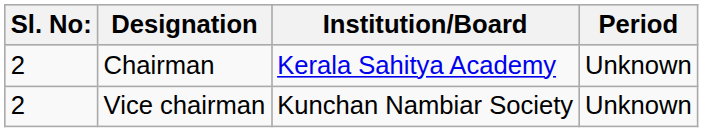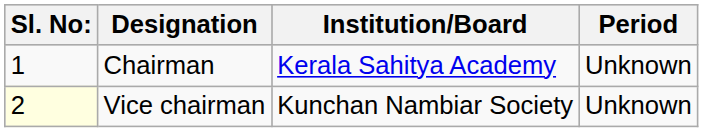(18, 65) 2 -> (18, 65) 1
(18, 106) no background -> (18, 106) lightyellow background
